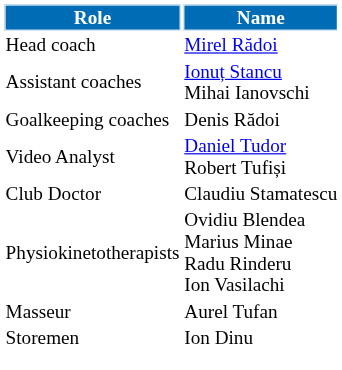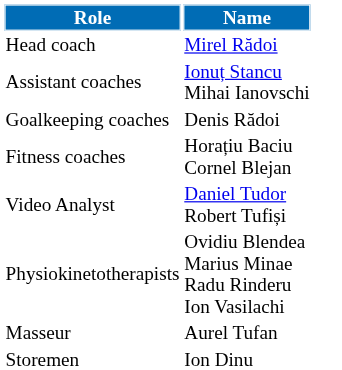+ row: (66, 156)
- row: (53, 193)
